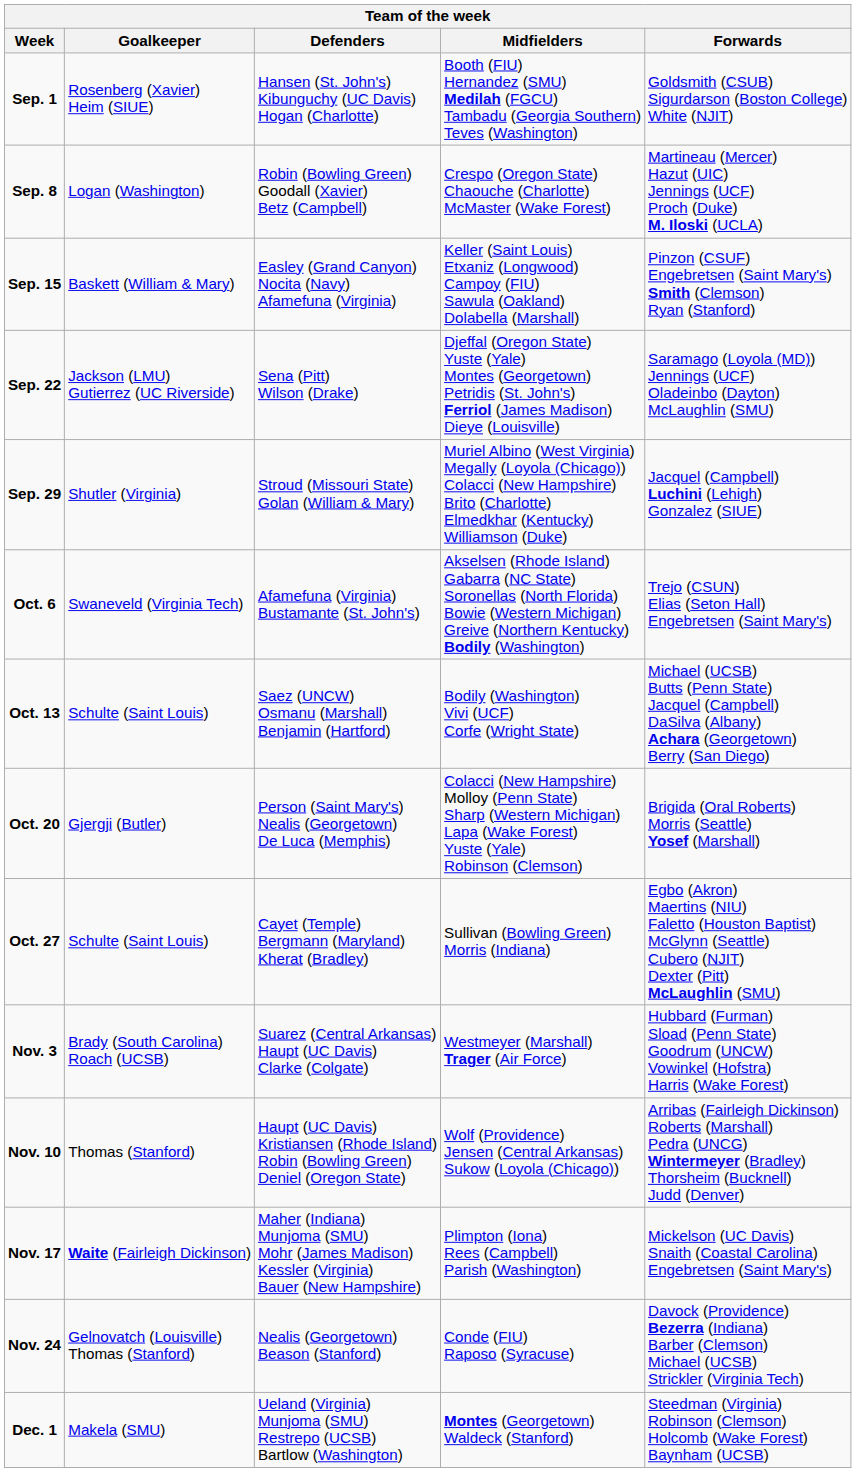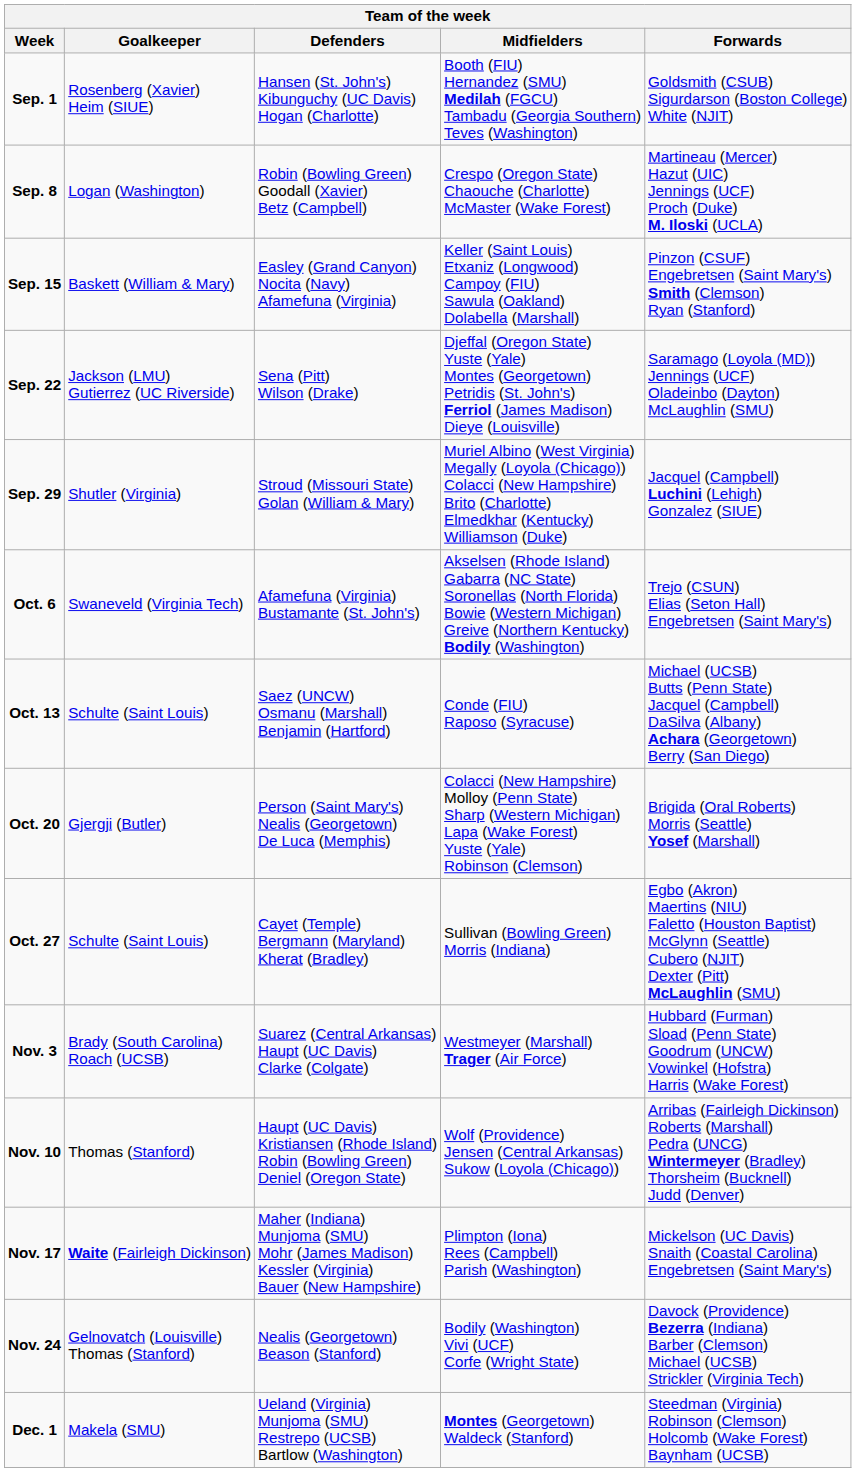(512, 713) Bodily (Washington) Vivi (UCF) Corfe (Wright State) -> (509, 713) Conde (FIU) Raposo (Syracuse)
(509, 1345) Conde (FIU) Raposo (Syracuse) -> (512, 1345) Bodily (Washington) Vivi (UCF) Corfe (Wright State)
